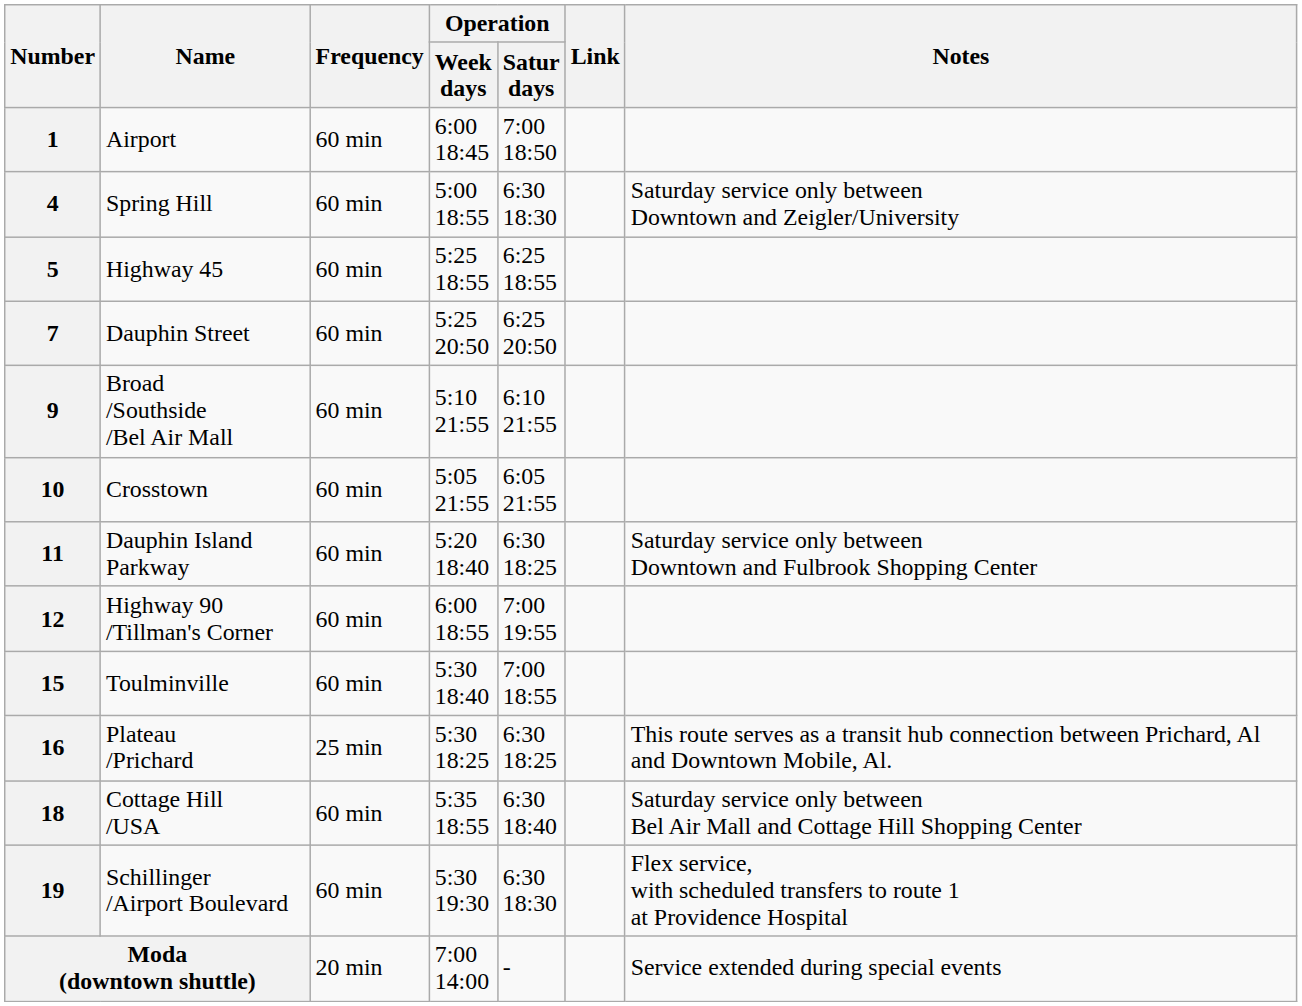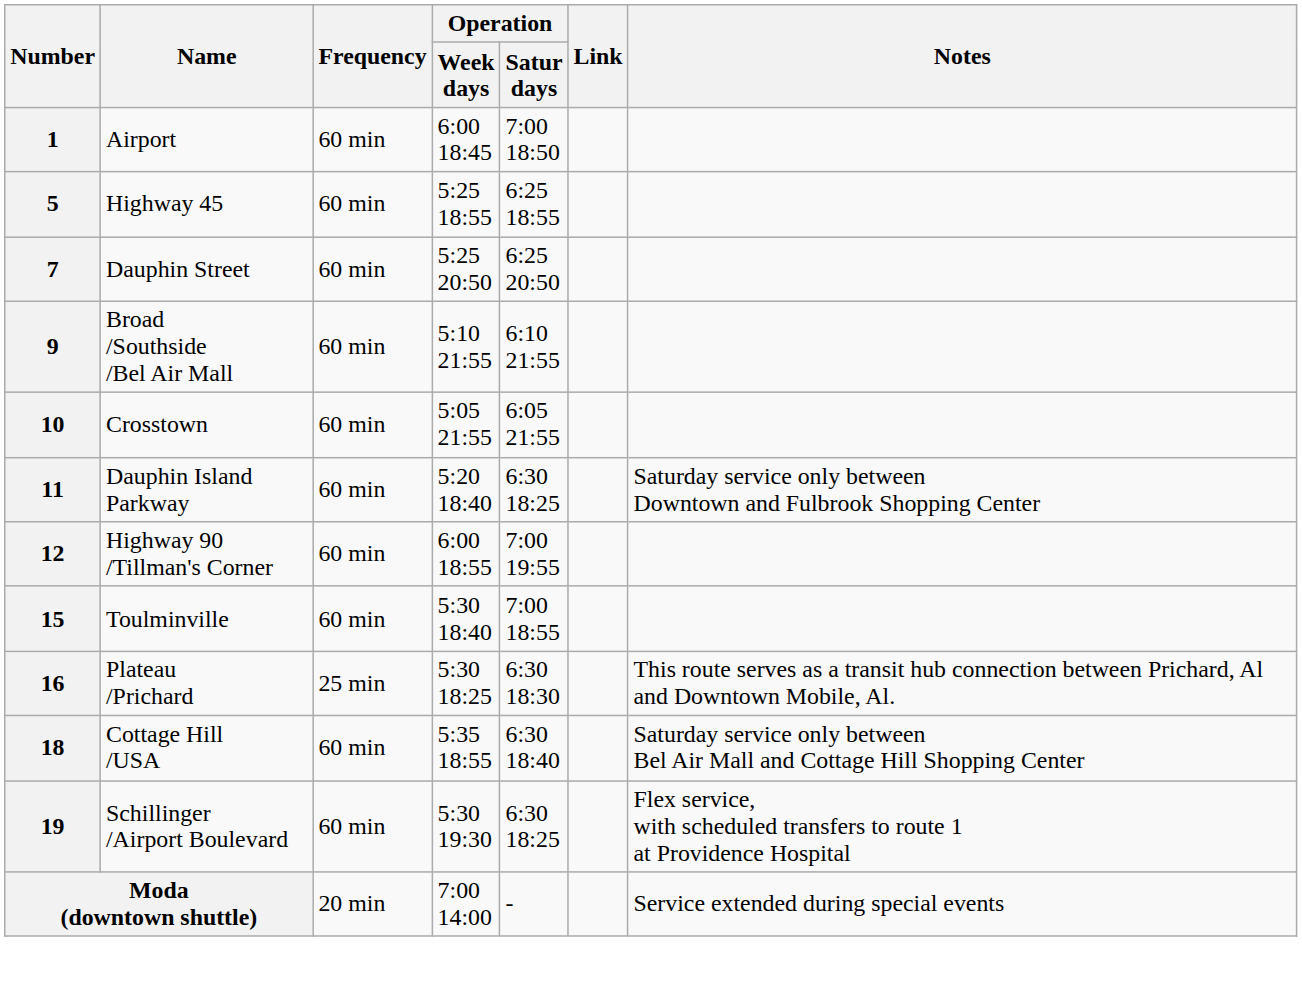- row: (53, 203)
(530, 747) 6:30 18:25 -> (533, 683) 6:30 18:30
(530, 890) 6:30 18:30 -> (533, 825) 6:30 18:25
